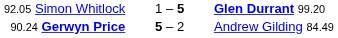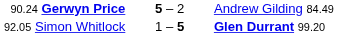rows swapped: (65, 9) <-> (68, 27)
